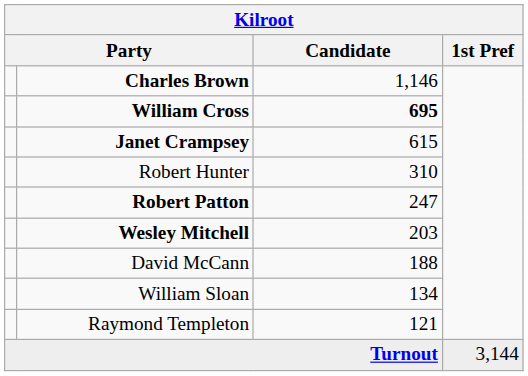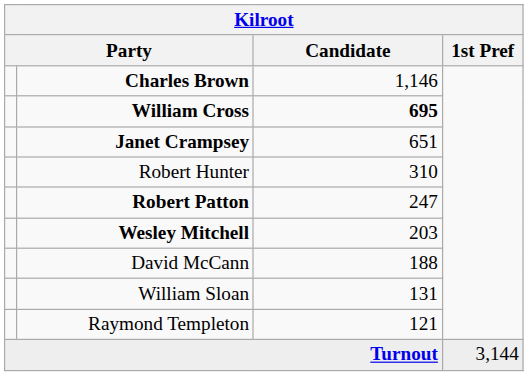(423, 141) 615 -> (423, 141) 651
(423, 293) 134 -> (423, 293) 131
